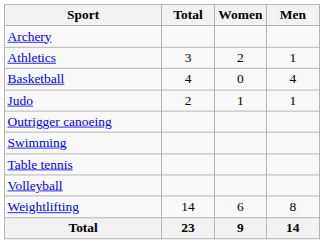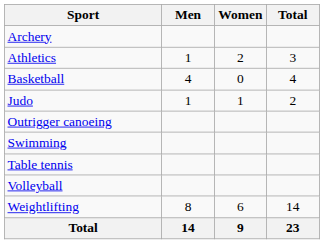columns swapped: (293, 15) <-> (188, 15)
